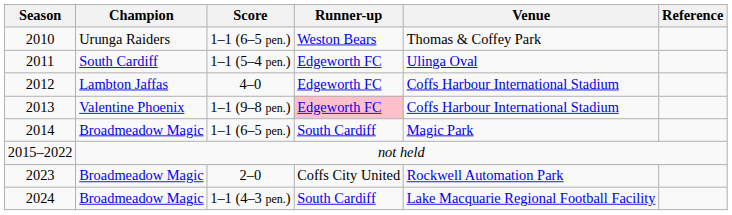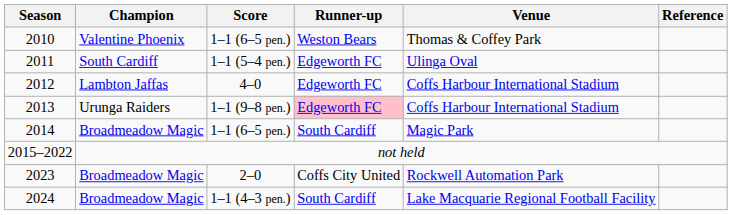(125, 38) Urunga Raiders -> (132, 38) Valentine Phoenix
(132, 107) Valentine Phoenix -> (125, 107) Urunga Raiders
